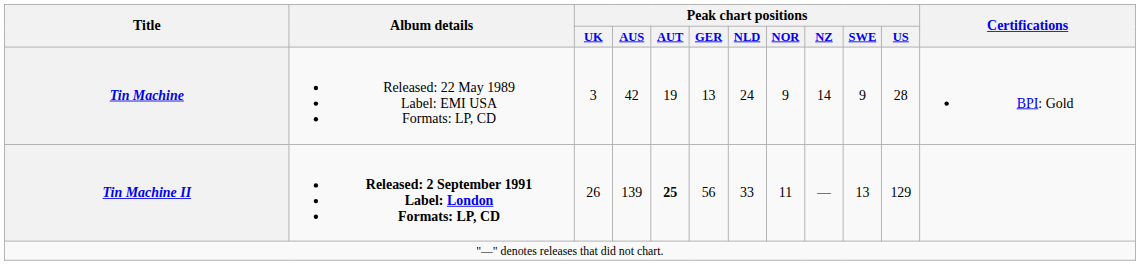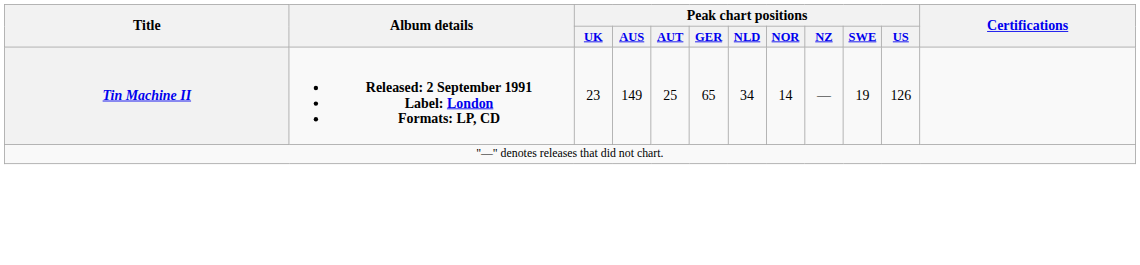- row: (147, 95)
(593, 192) 26 -> (593, 95) 23
(632, 192) 139 -> (632, 95) 149
(670, 192) bold -> (670, 95) normal
(709, 192) 56 -> (709, 95) 65
(747, 192) 33 -> (747, 95) 34
(786, 192) 11 -> (786, 95) 14
(862, 192) 13 -> (862, 95) 19
(901, 192) 129 -> (901, 95) 126
